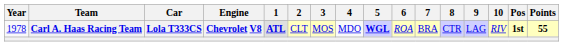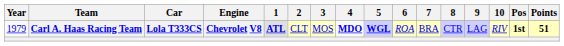(16, 29) 1978 -> (16, 29) 1979
(350, 29) normal -> (350, 29) bold
(543, 29) 55 -> (544, 29) 51
